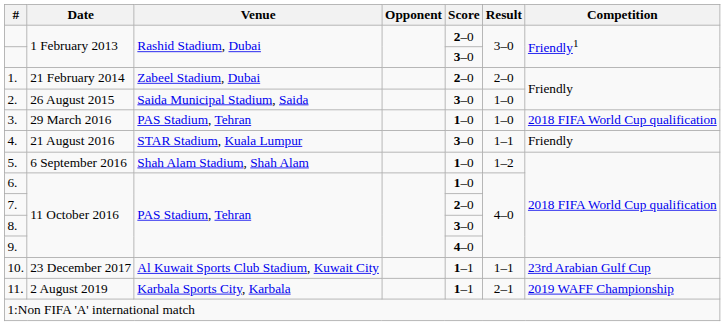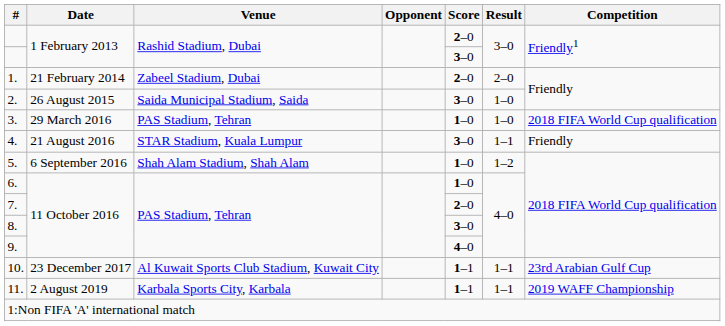(504, 288) 2–1 -> (504, 288) 1–1
